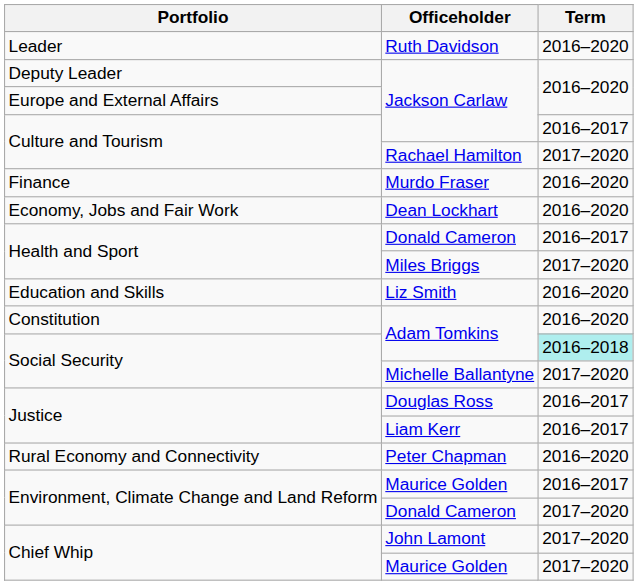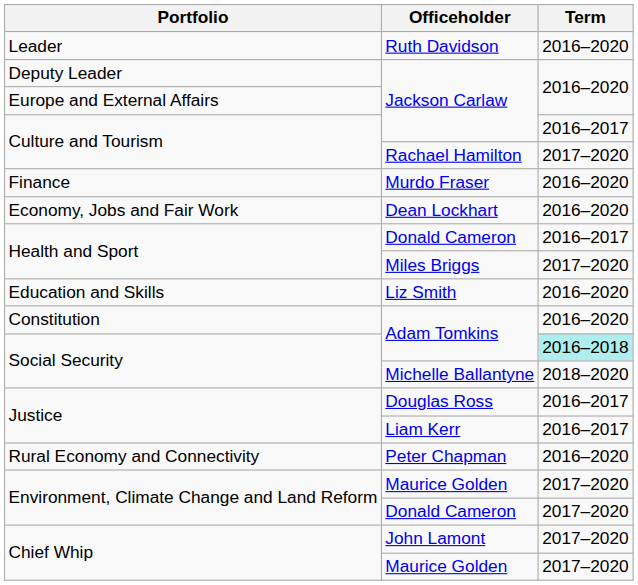(585, 374) 2017–2020 -> (585, 374) 2018–2020
(585, 484) 2016–2017 -> (585, 484) 2017–2020
